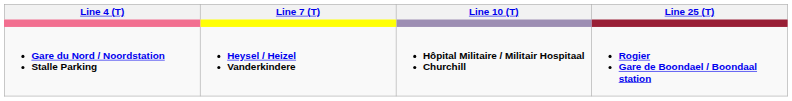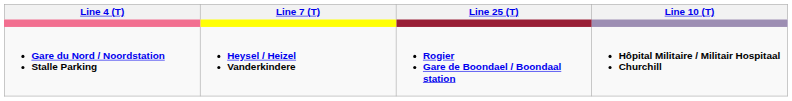columns swapped: (494, 12) <-> (689, 12)
